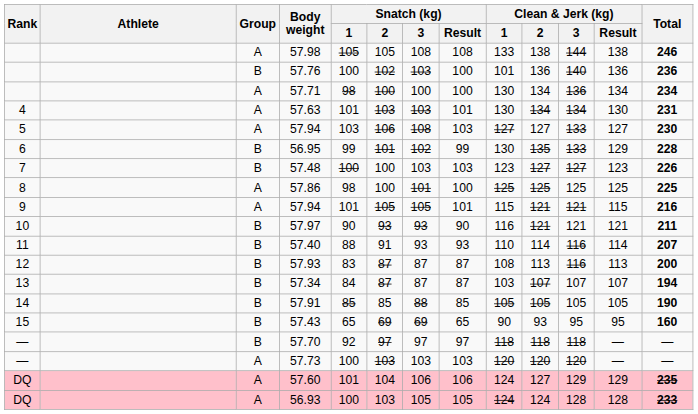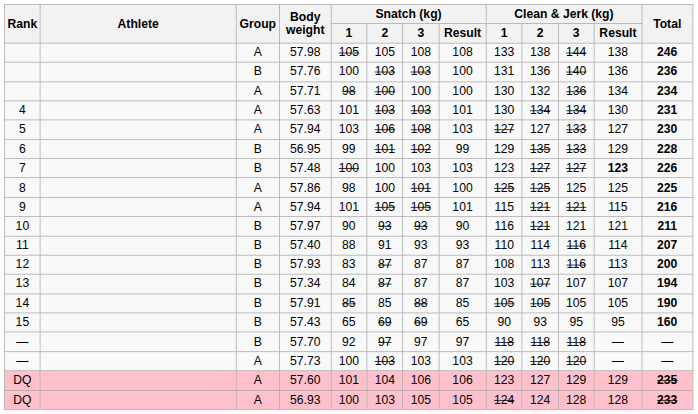(385, 71) 102 -> (385, 71) 103
(504, 71) 101 -> (504, 71) 131
(540, 91) 134 -> (540, 91) 132
(504, 149) 130 -> (504, 149) 129
(618, 168) normal -> (618, 168) bold
(504, 380) 124 -> (504, 380) 123
